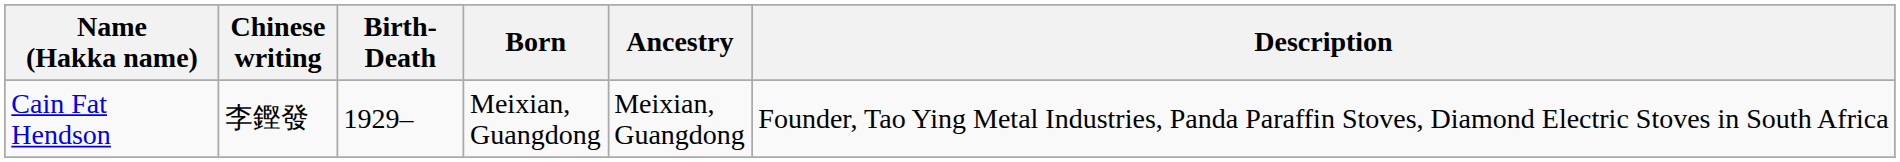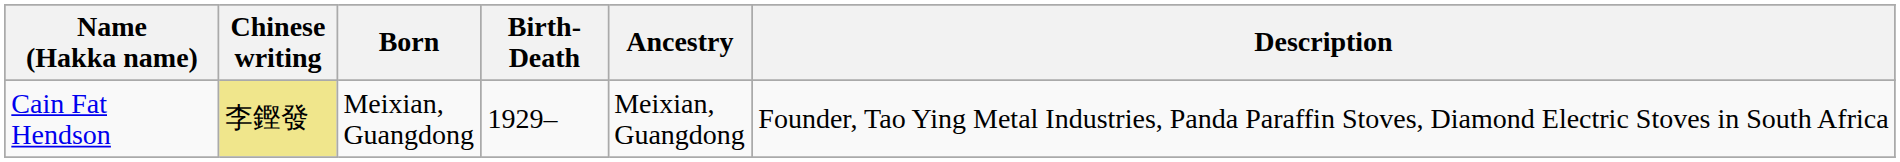columns swapped: (400, 42) <-> (536, 42)
(267, 117) no background -> (267, 117) khaki background
